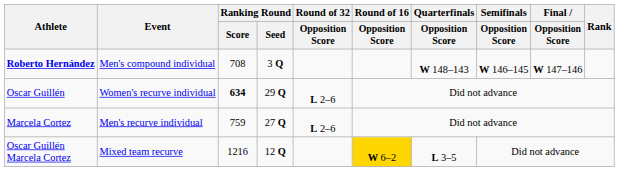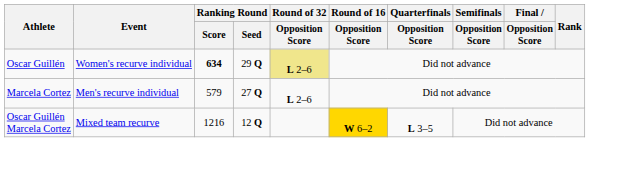- row: (51, 64)
(323, 99) no background -> (299, 70) khaki background
(238, 123) 759 -> (214, 93) 579
